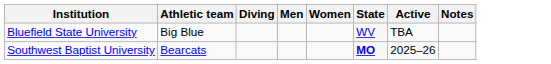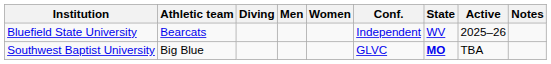+ column: (389, 14)
(182, 32) Big Blue -> (183, 32) Bearcats
(402, 32) TBA -> (483, 32) 2025–26
(183, 51) Bearcats -> (182, 51) Big Blue
(413, 51) 2025–26 -> (472, 51) TBA
